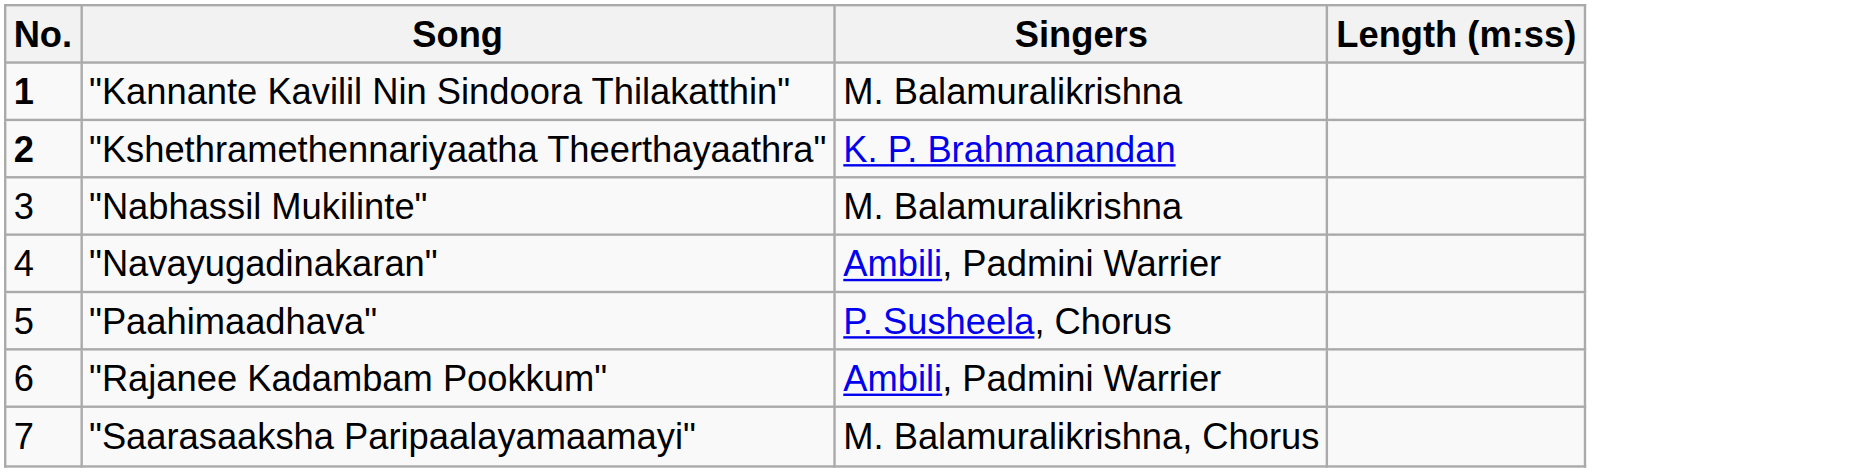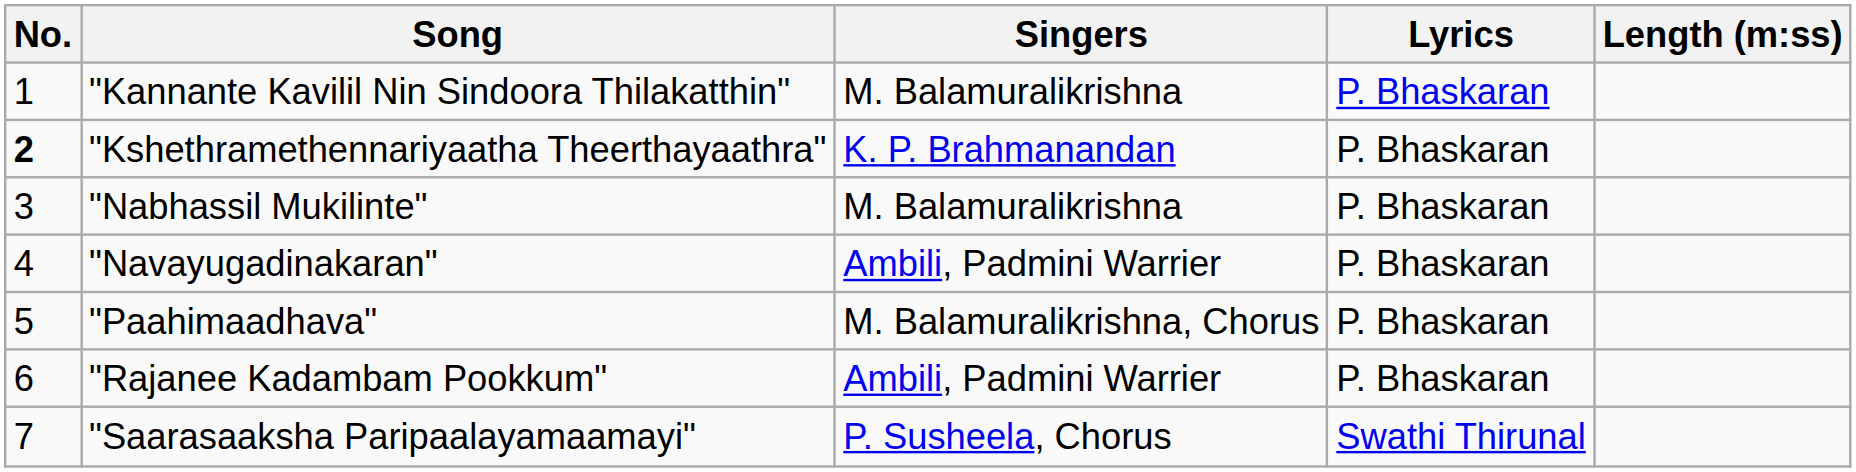+ column: (1461, 34)
(24, 92) bold -> (24, 92) normal
(1007, 322) P. Susheela, Chorus -> (1081, 322) M. Balamuralikrishna, Chorus
(1081, 437) M. Balamuralikrishna, Chorus -> (1007, 437) P. Susheela, Chorus
